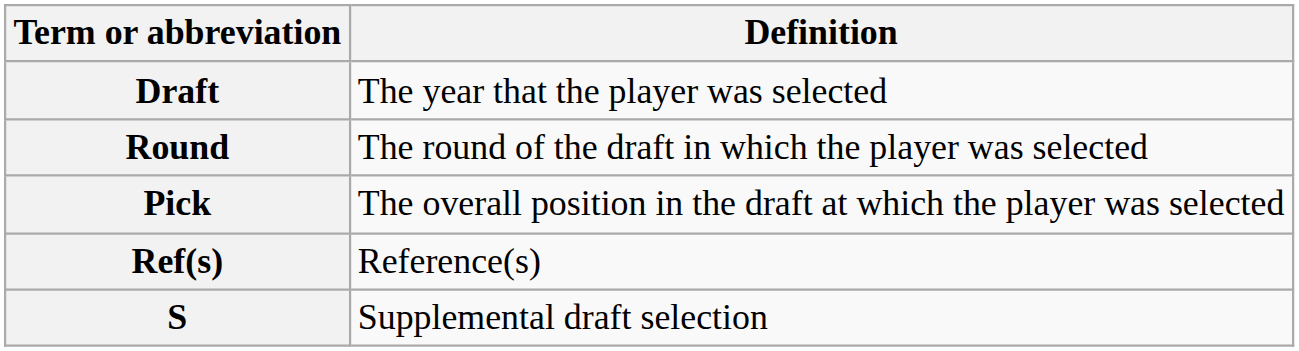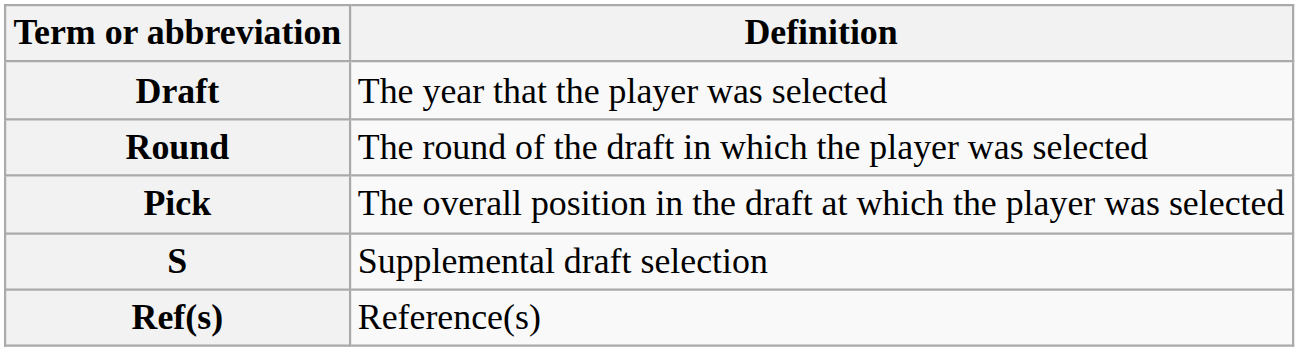rows swapped: (177, 260) <-> (177, 317)
